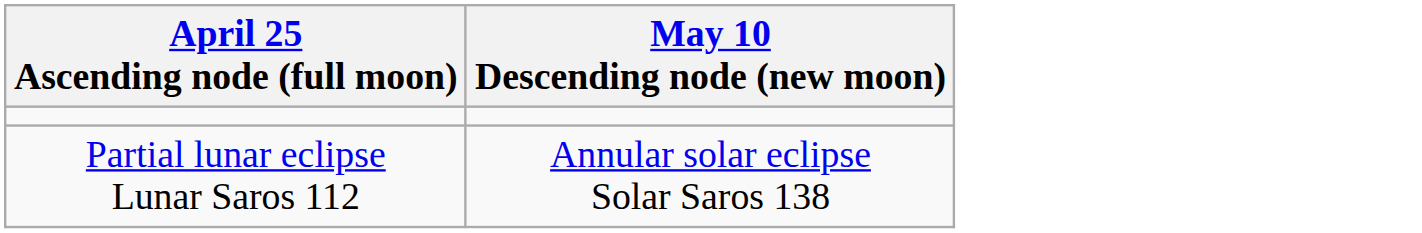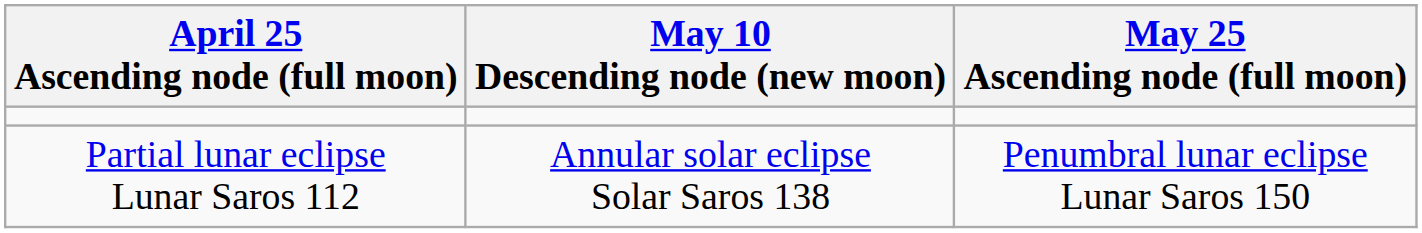+ column: (1185, 55)
